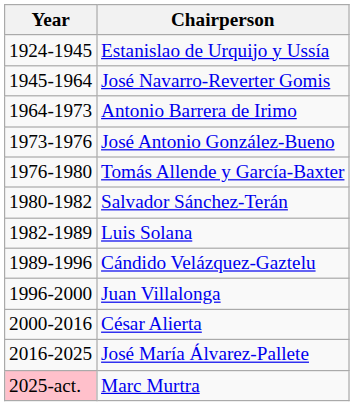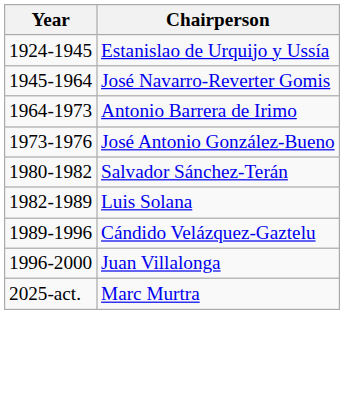- row: (223, 171)
- row: (151, 324)
- row: (205, 354)
(45, 385) pink background -> (45, 293) no background
